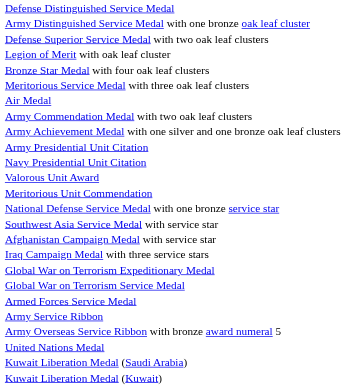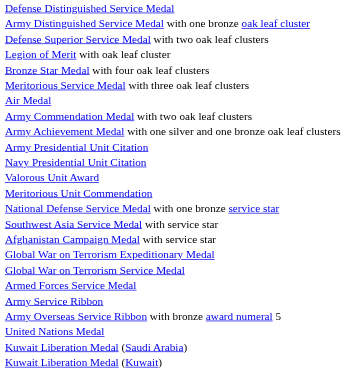- row: (107, 254)
